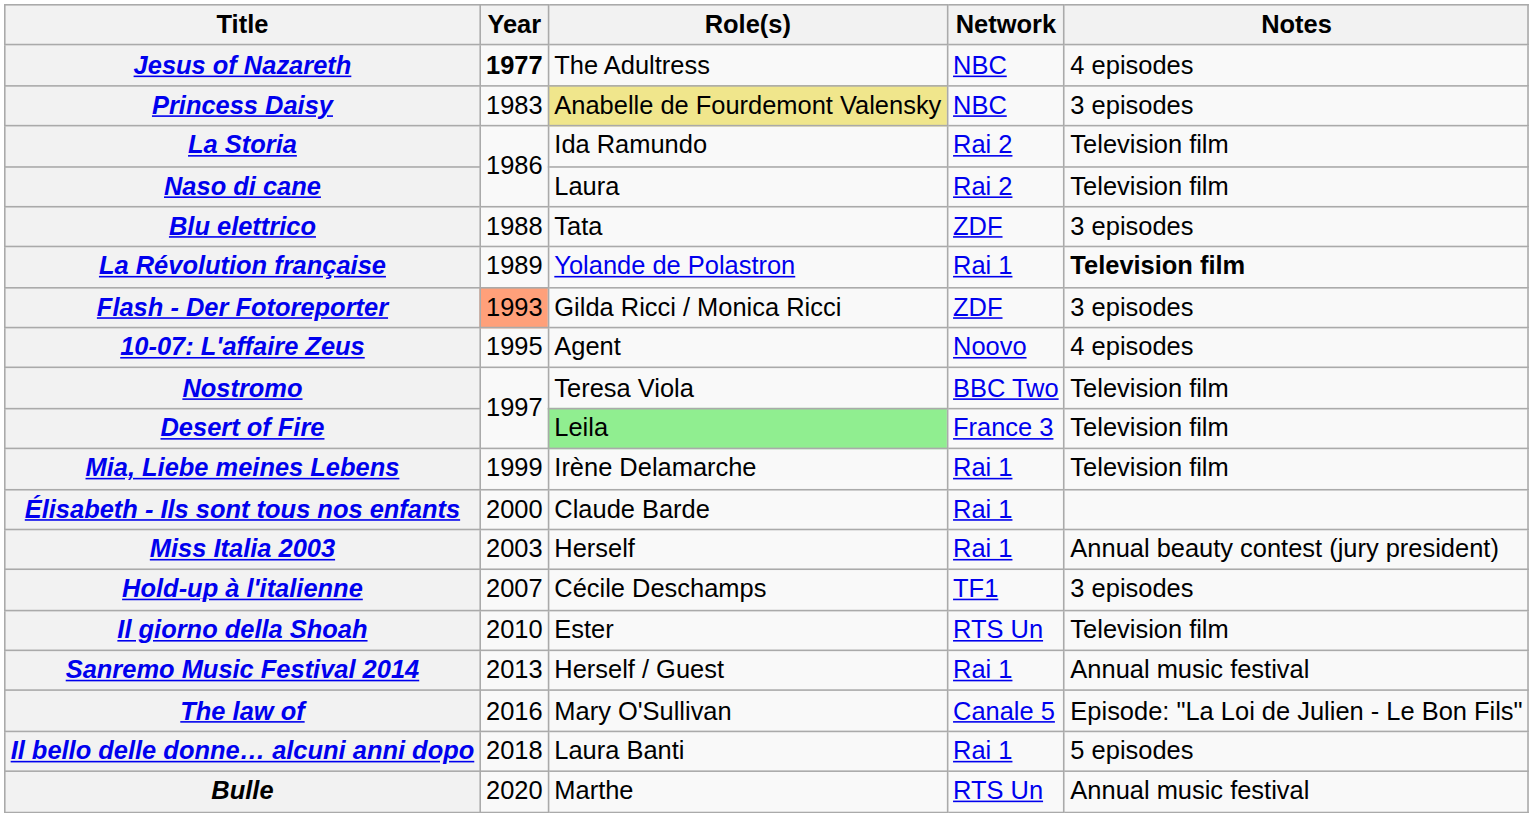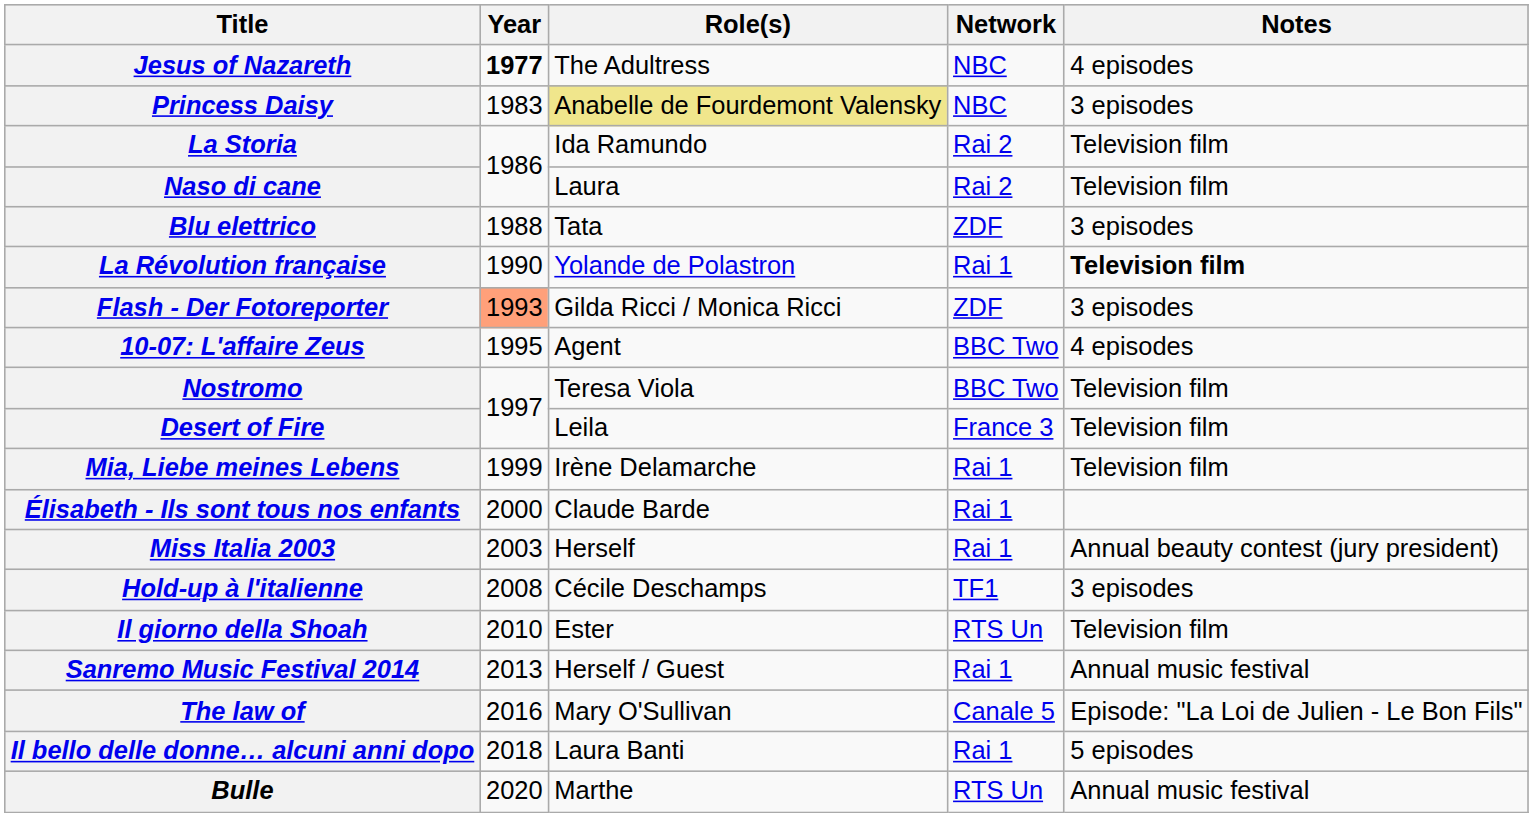(514, 266) 1989 -> (514, 266) 1990
(990, 347) Noovo -> (1006, 347) BBC Two
(581, 428) lightgreen background -> (581, 428) no background
(514, 589) 2007 -> (514, 589) 2008
